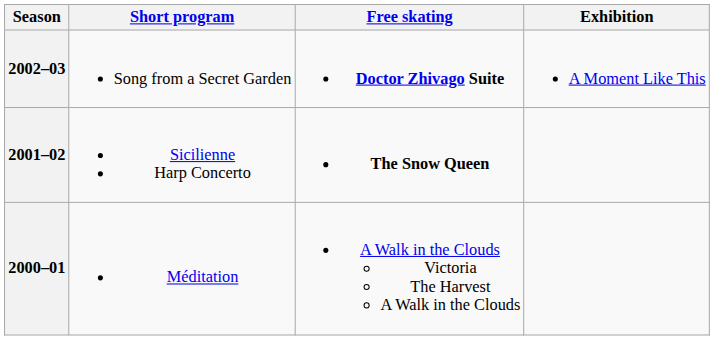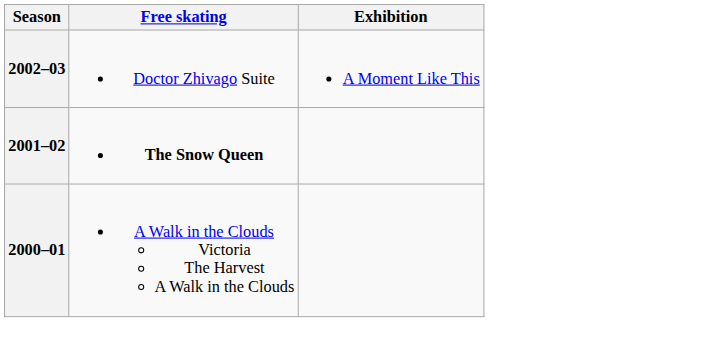- column: (182, 17)
(410, 78) bold -> (184, 78) normal
